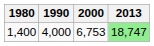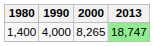(91, 32) 6,753 -> (91, 32) 8,265
